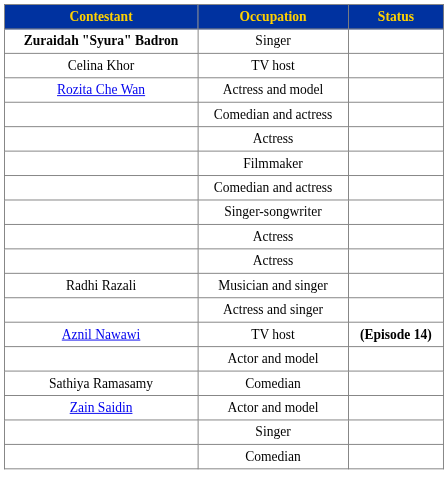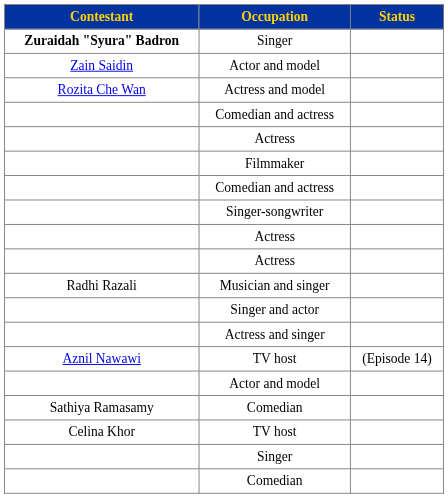rows swapped: (101, 65) <-> (101, 407)
+ row: (102, 310)
(396, 334) bold -> (397, 358) normal
